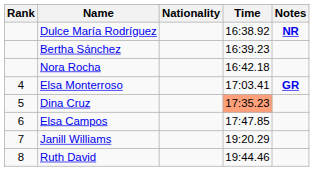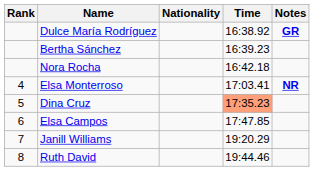(291, 31) NR -> (291, 31) GR
(291, 85) GR -> (291, 85) NR
